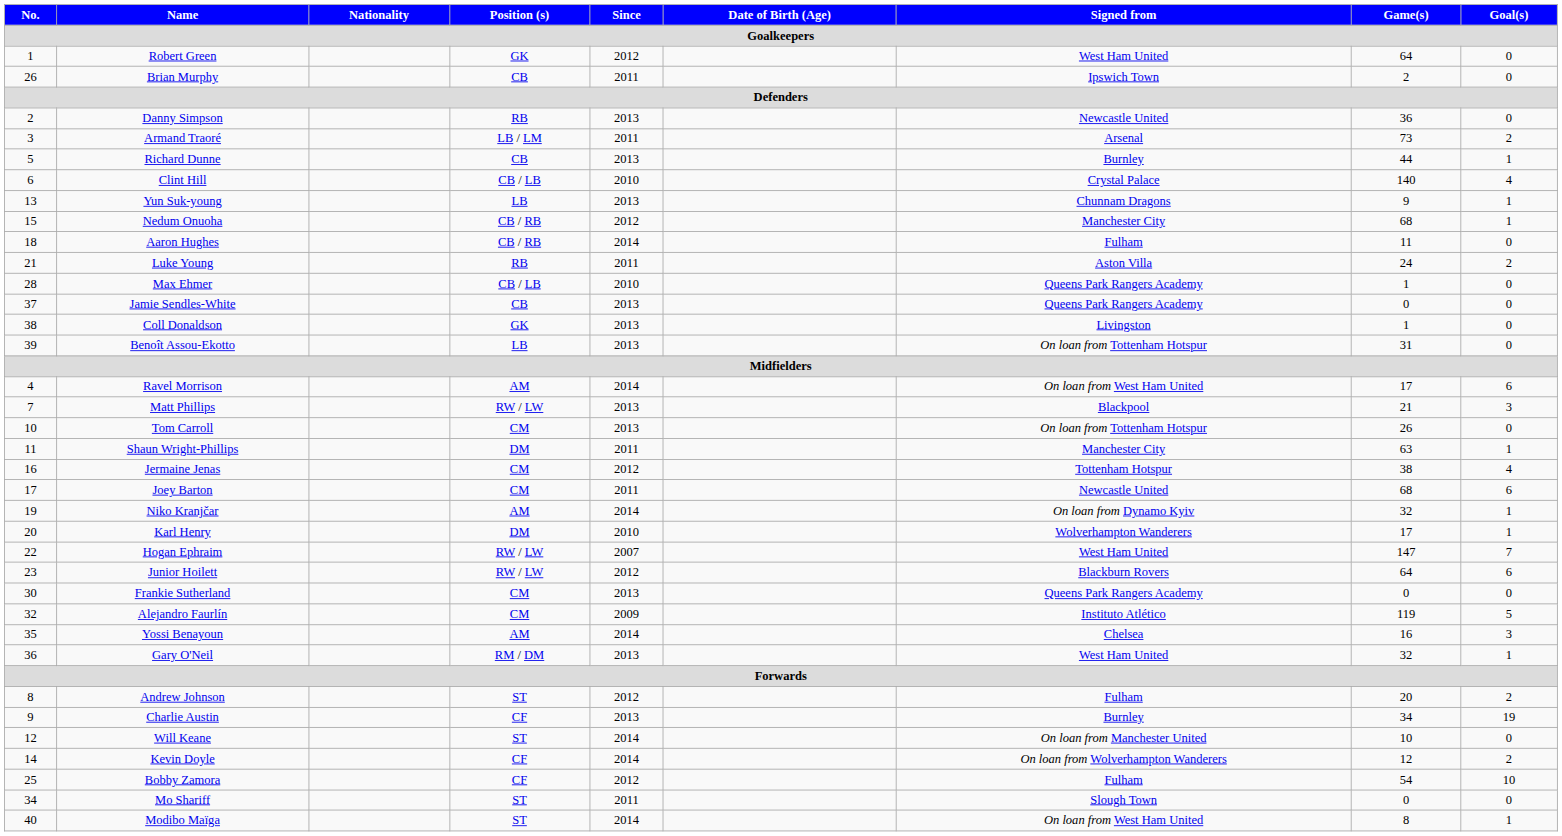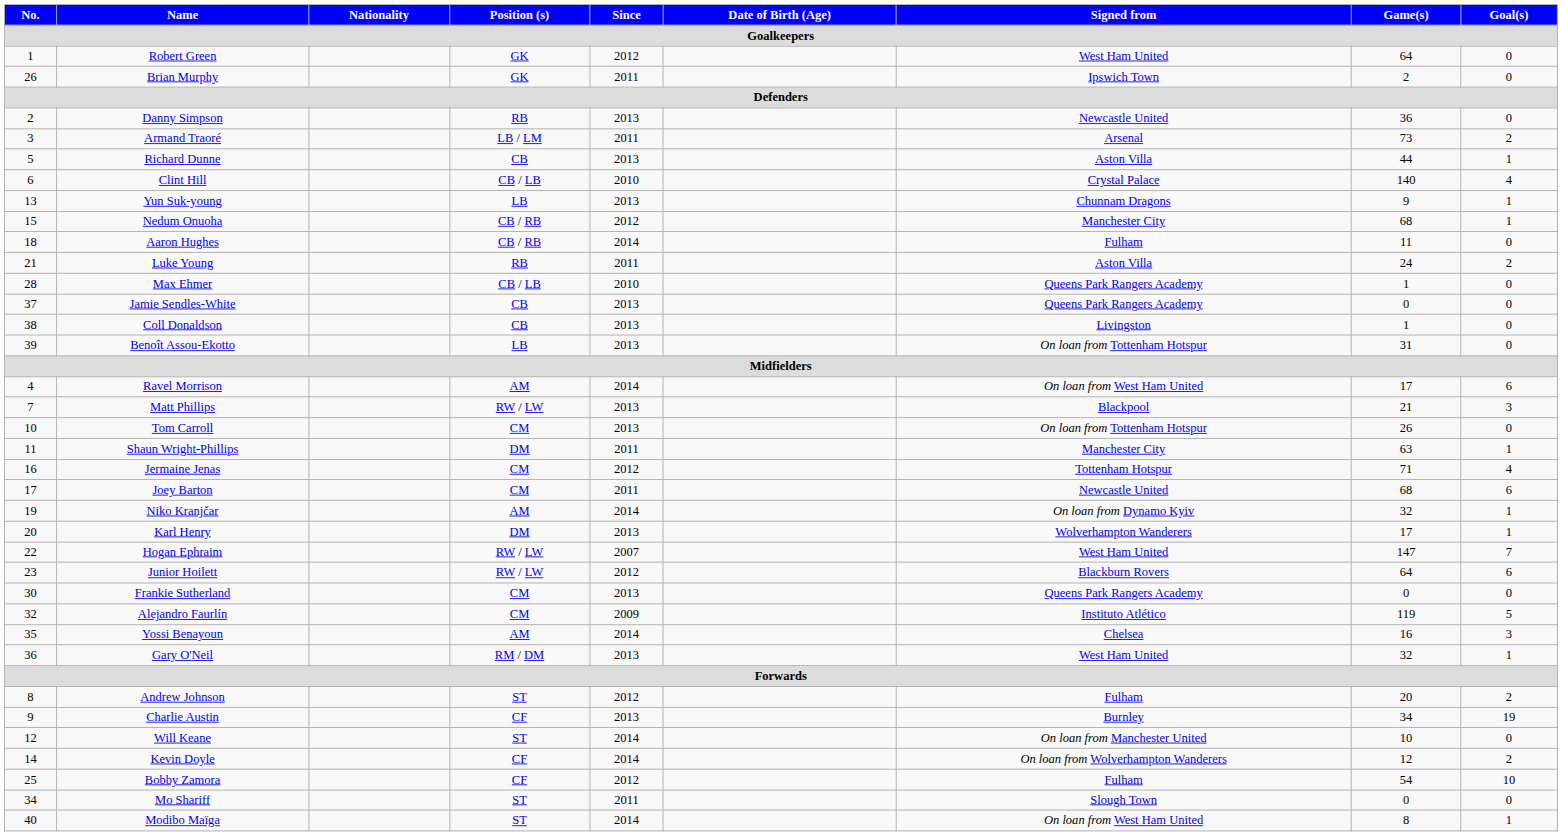(520, 77) CB -> (520, 77) GK
(1124, 159) Burnley -> (1124, 159) Aston Villa
(520, 325) GK -> (520, 325) CB
(1406, 469) 38 -> (1406, 469) 71
(626, 531) 2010 -> (626, 531) 2013
